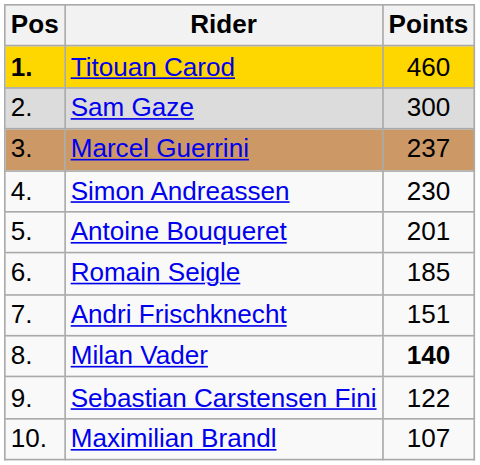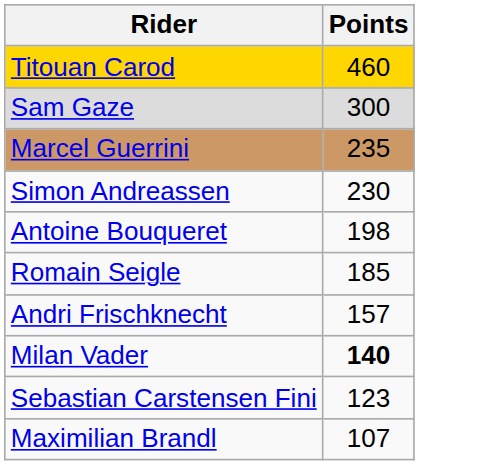- column: (35, 25)
(428, 149) 237 -> (369, 149) 235
(428, 231) 201 -> (369, 231) 198
(428, 314) 151 -> (369, 314) 157
(428, 397) 122 -> (369, 397) 123
